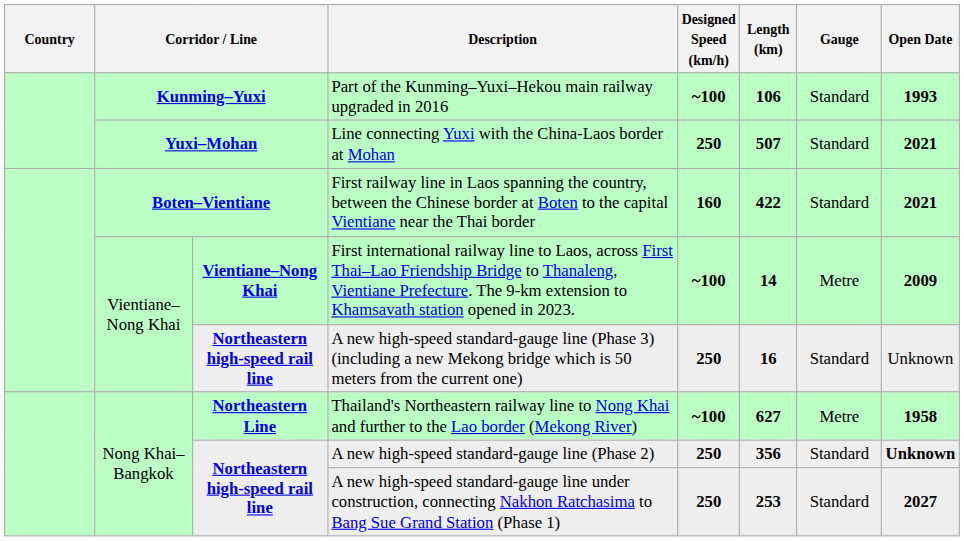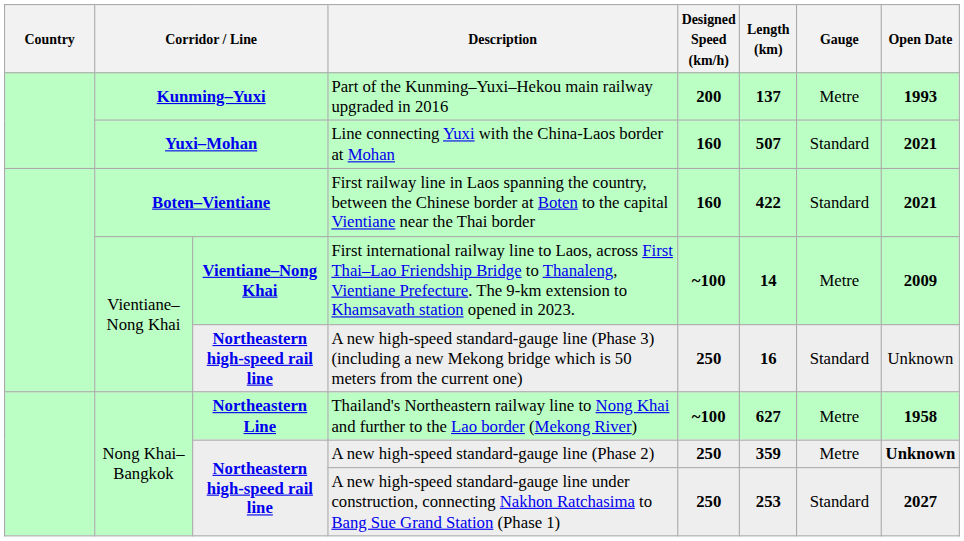(709, 96) ~100 -> (709, 96) 200
(768, 96) 106 -> (768, 96) 137
(839, 96) Standard -> (839, 96) Metre
(709, 144) 250 -> (709, 144) 160
(768, 453) 356 -> (768, 453) 359
(839, 453) Standard -> (839, 453) Metre
